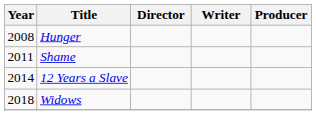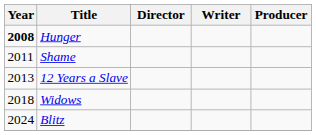(21, 36) normal -> (21, 36) bold
(21, 78) 2014 -> (21, 78) 2013
+ row: (52, 120)
